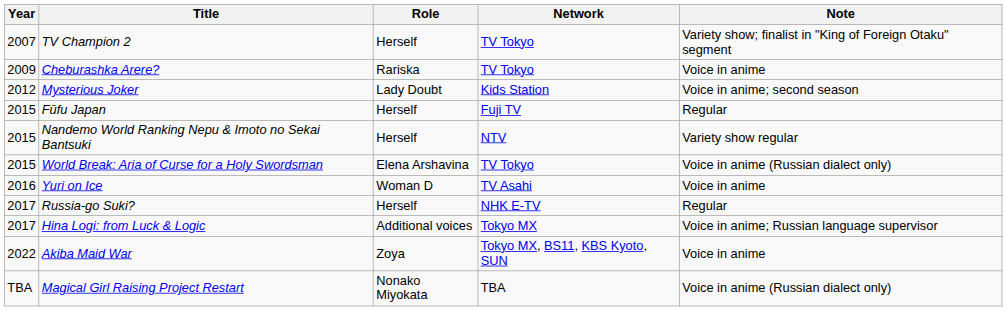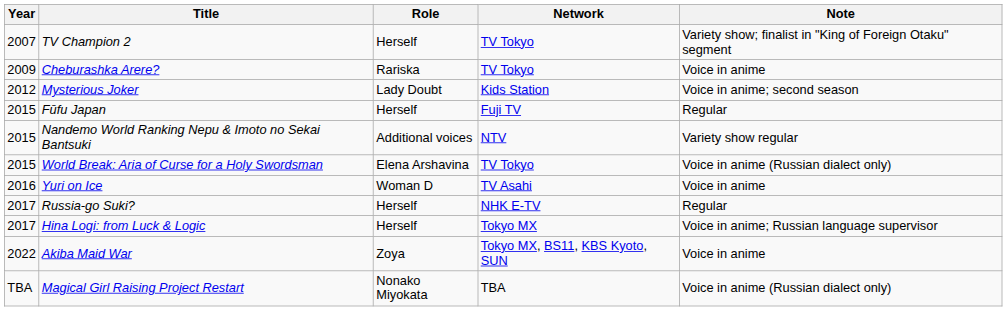(397, 137) Herself -> (424, 137) Additional voices
(424, 226) Additional voices -> (397, 226) Herself
